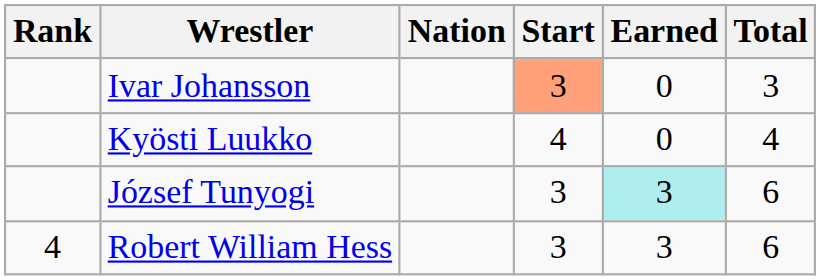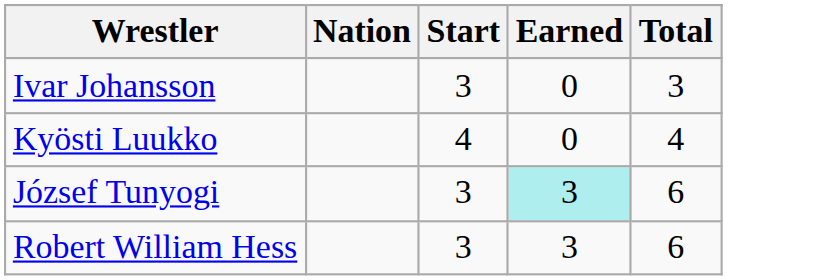- column: (52, 31)
(558, 85) lightsalmon background -> (463, 85) no background
